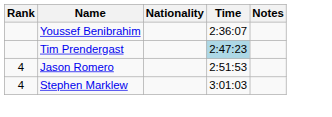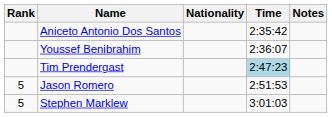+ row: (110, 31)
(21, 67) 4 -> (21, 85) 5
(21, 85) 4 -> (21, 103) 5
